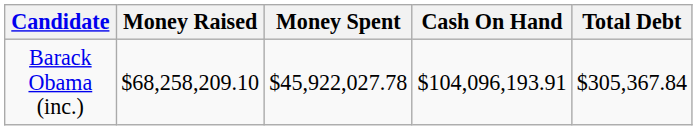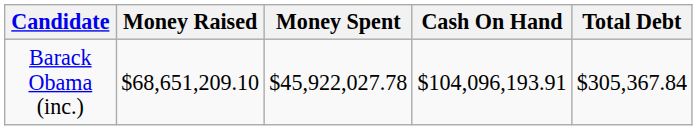(190, 81) $68,258,209.10 -> (190, 81) $68,651,209.10
